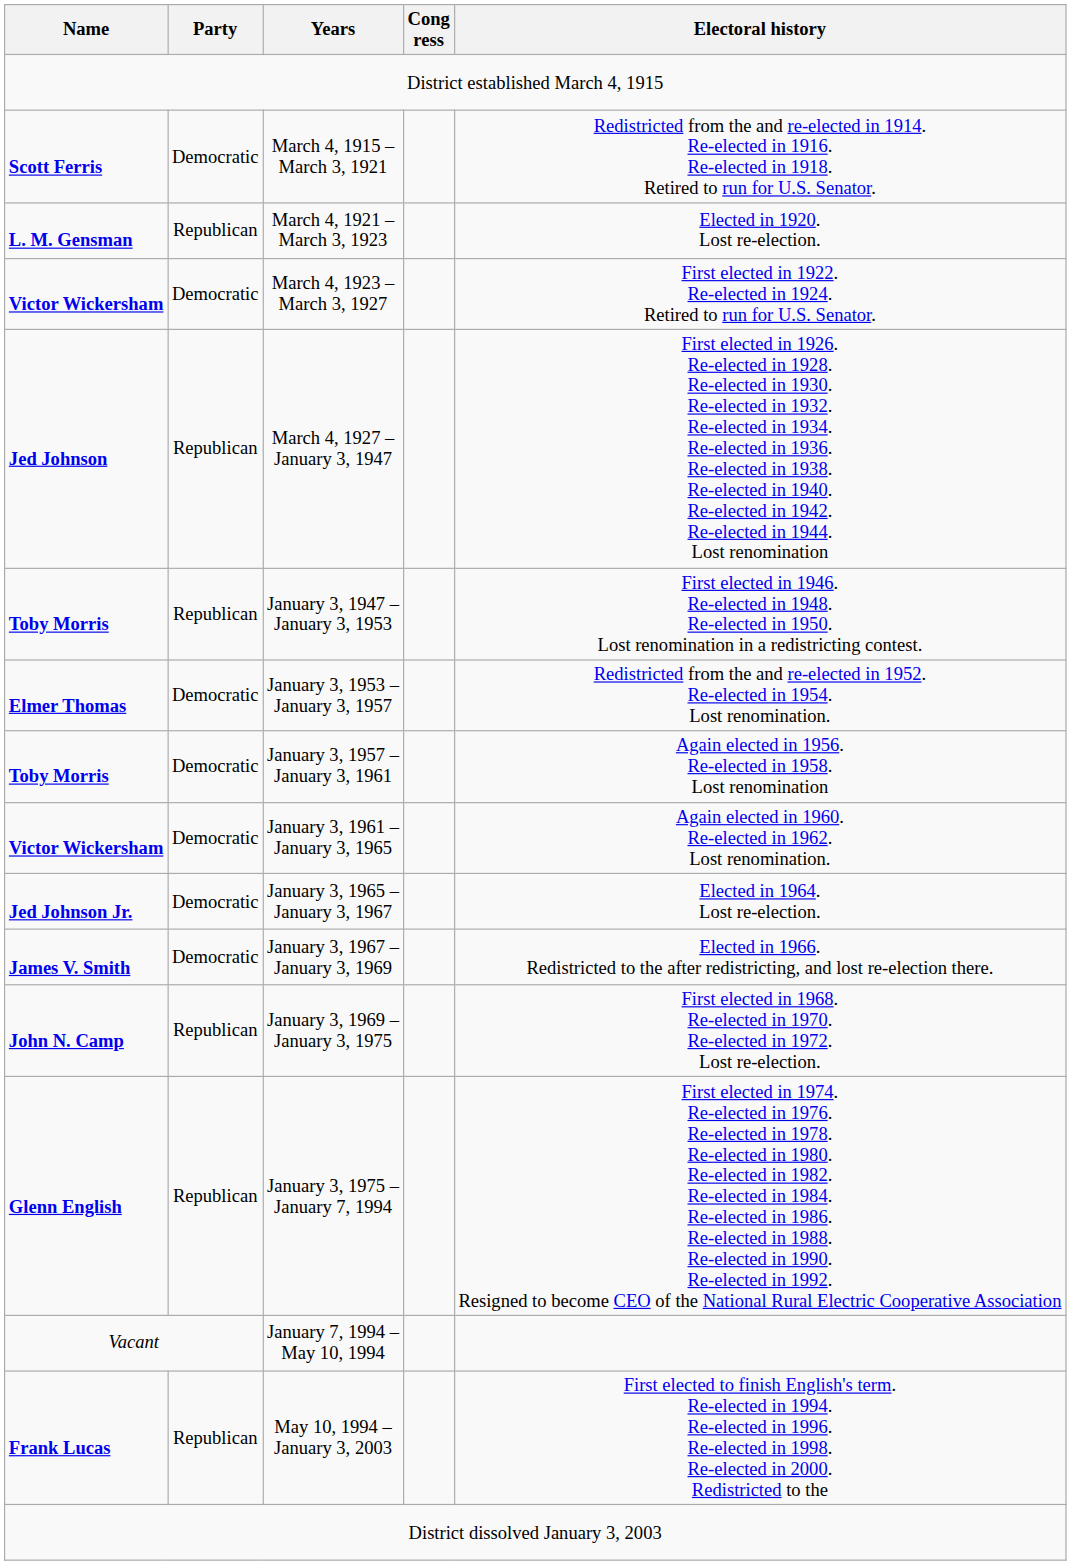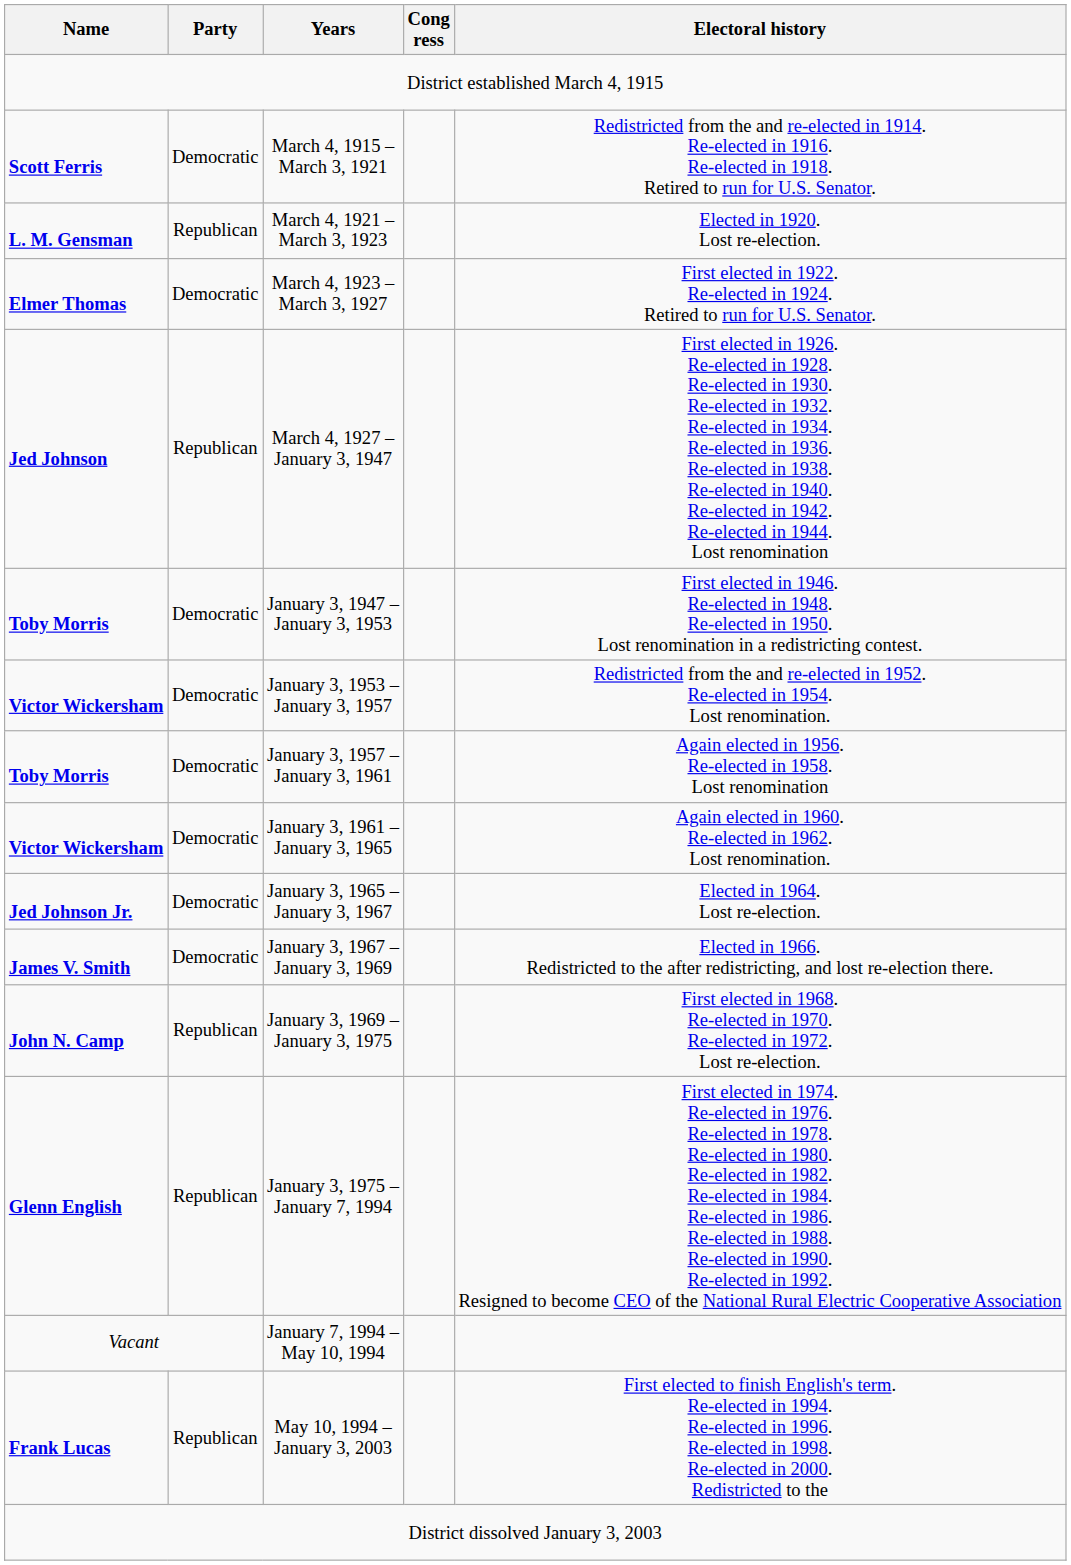(86, 304) Victor Wickersham -> (68, 304) Elmer Thomas
(215, 613) Republican -> (215, 613) Democratic
(68, 705) Elmer Thomas -> (86, 705) Victor Wickersham
